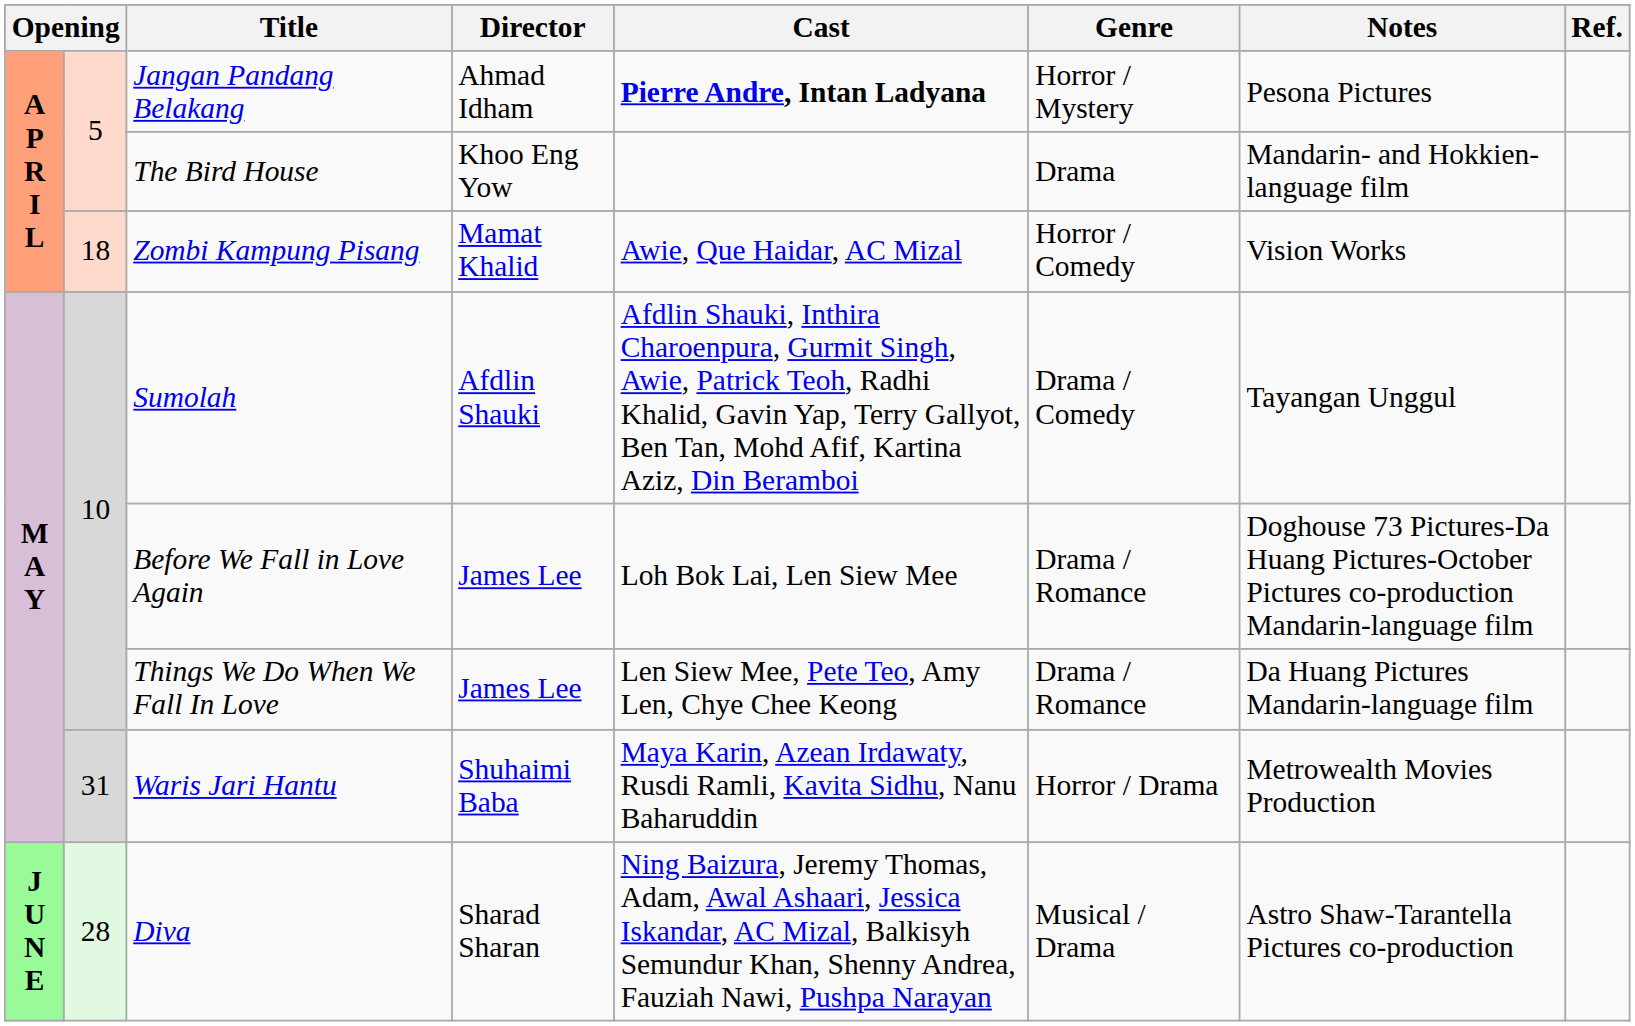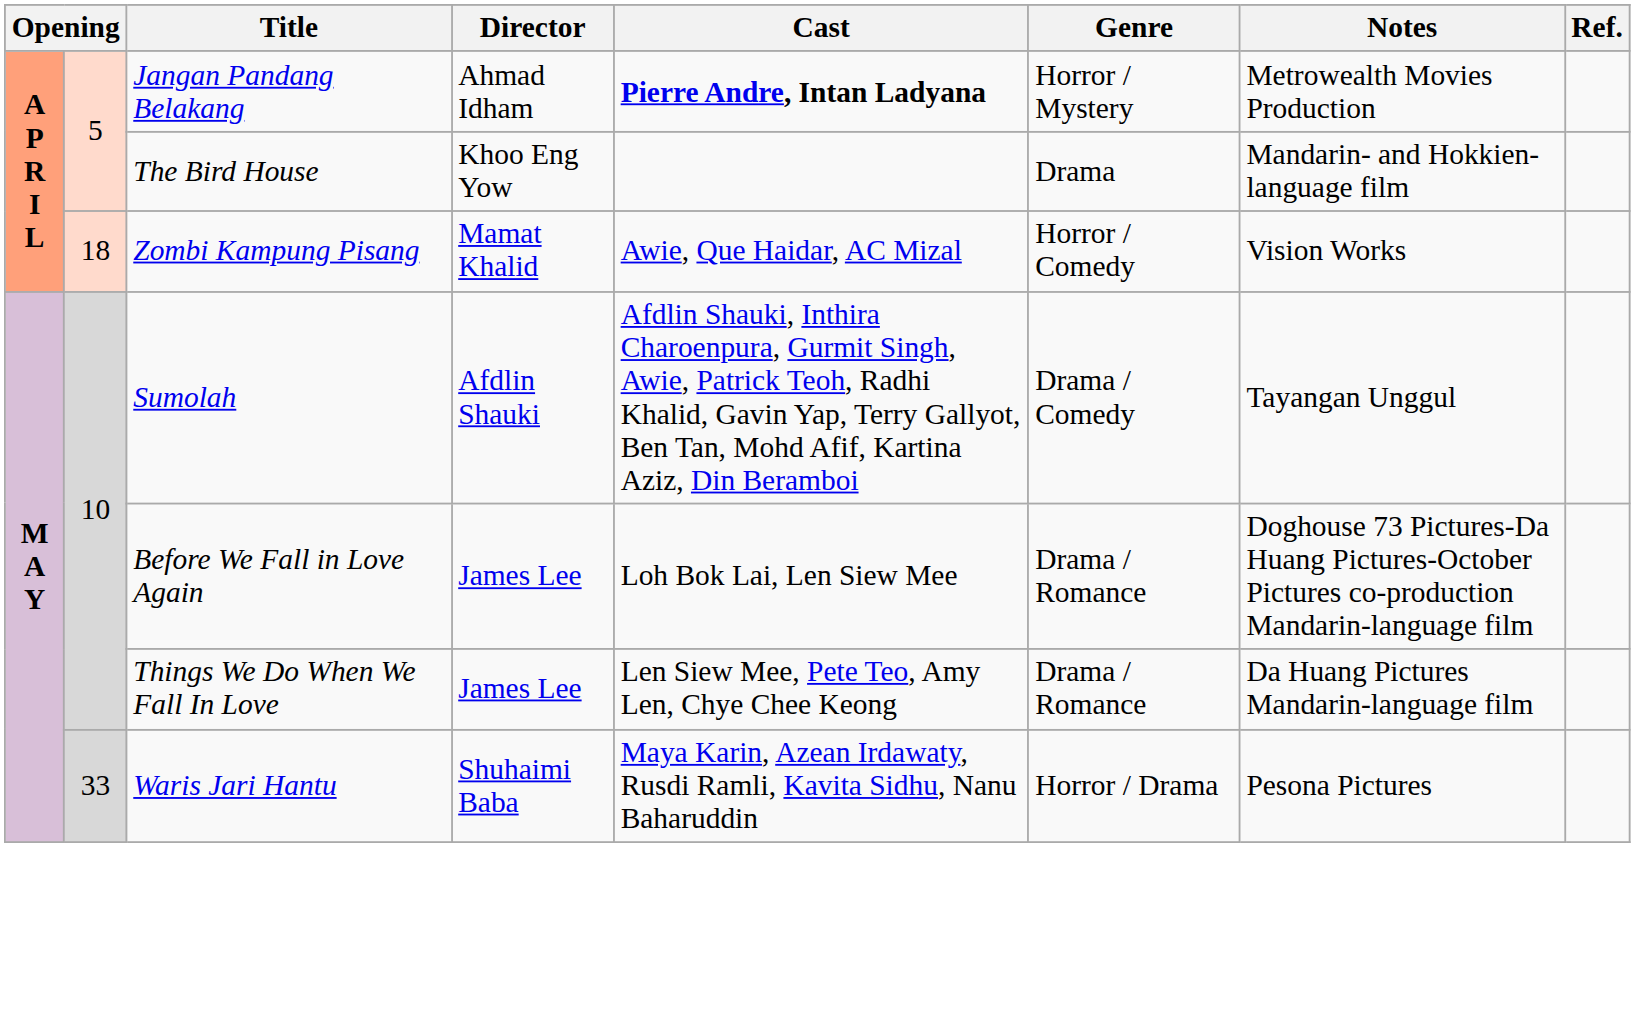(1339, 91) Pesona Pictures -> (1369, 91) Metrowealth Movies Production
(95, 785) 31 -> (95, 785) 33
(1369, 785) Metrowealth Movies Production -> (1339, 785) Pesona Pictures
- row: (162, 931)
